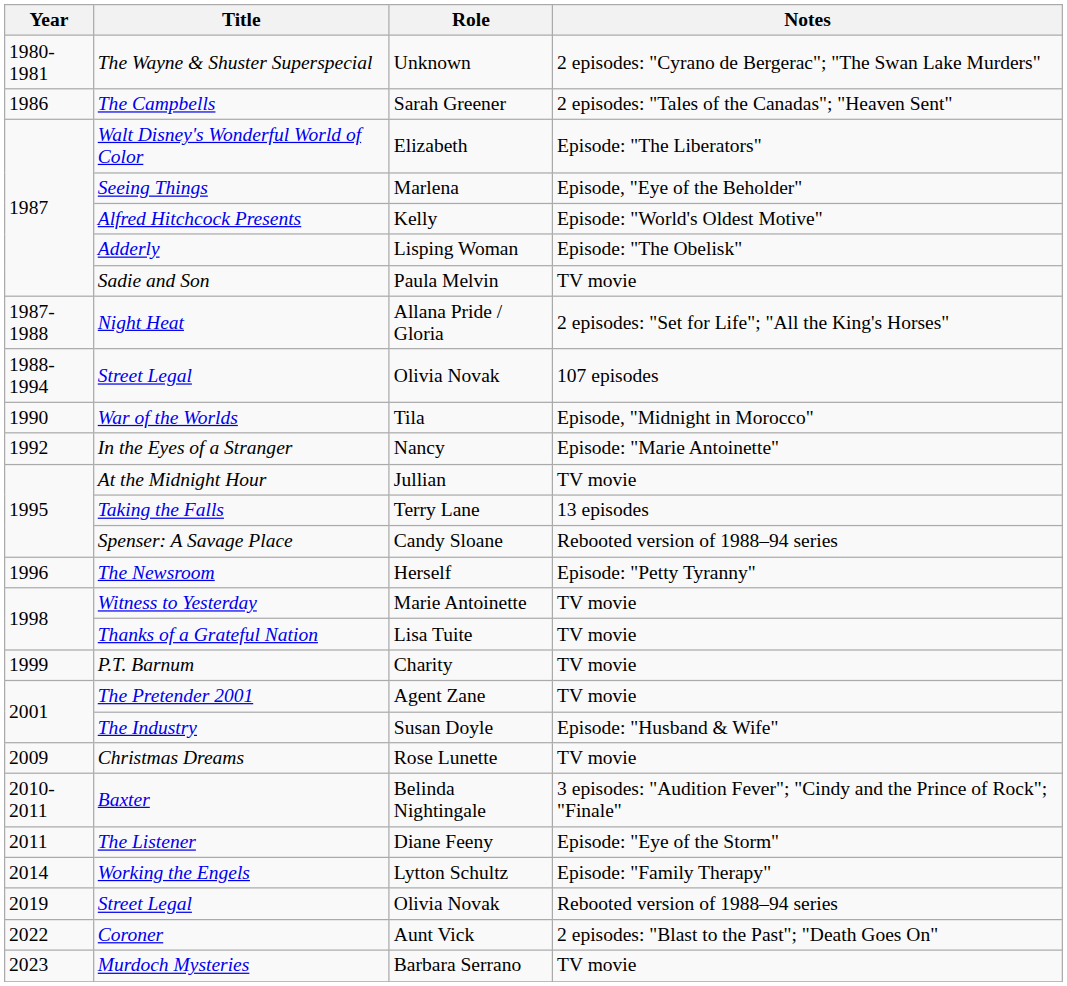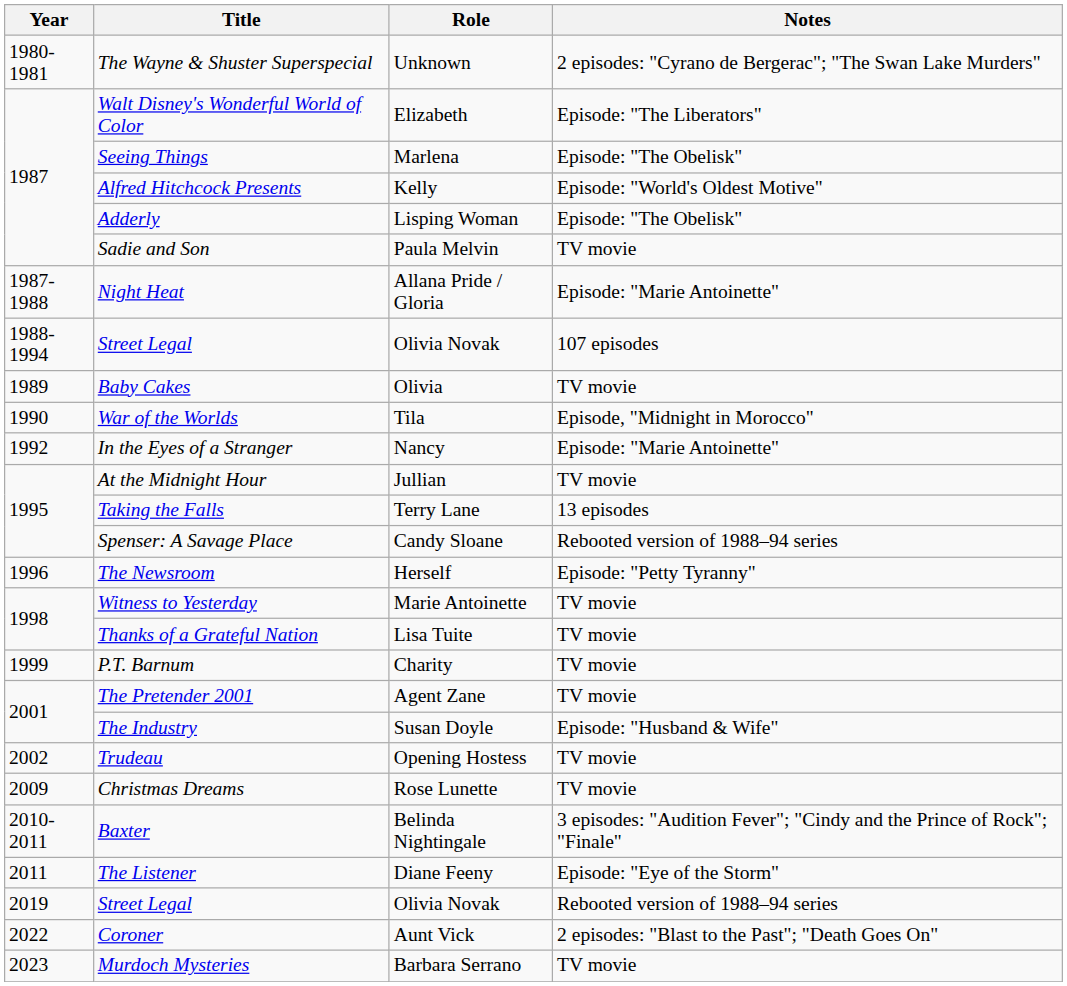- row: (29, 103)
(680, 187) Episode, "Eye of the Beholder" -> (650, 156) Episode: "The Obelisk"
(753, 322) 2 episodes: "Set for Life"; "All the King's Horses" -> (668, 291) Episode: "Marie Antoinette"
+ row: (29, 386)
+ row: (29, 757)
- row: (29, 872)
